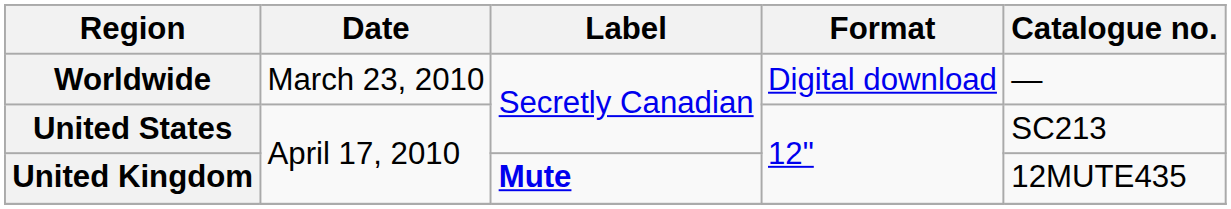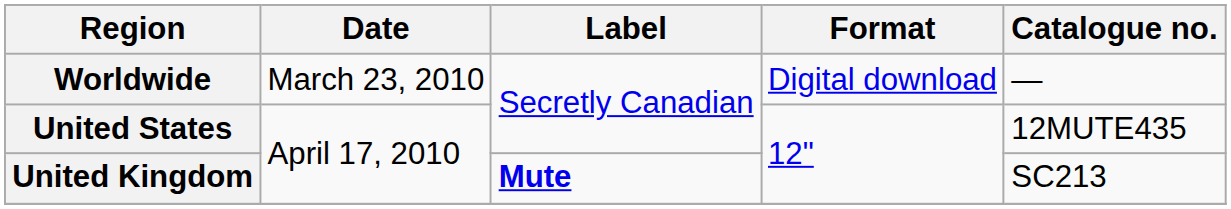(1059, 128) SC213 -> (1099, 128) 12MUTE435
(1099, 177) 12MUTE435 -> (1059, 177) SC213
